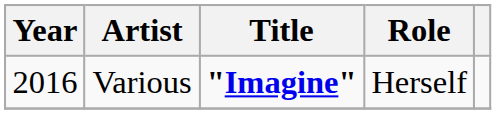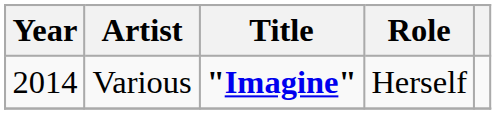(45, 81) 2016 -> (45, 81) 2014
